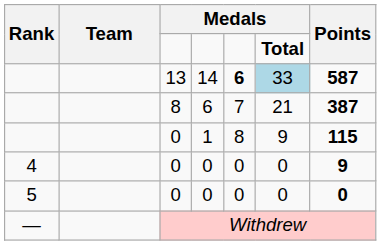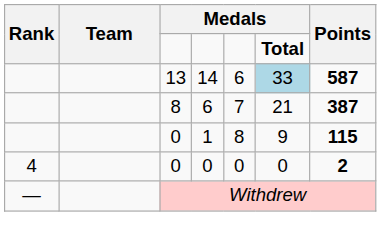(239, 78) bold -> (239, 78) normal
(343, 166) 9 -> (343, 166) 2
- row: (32, 195)
